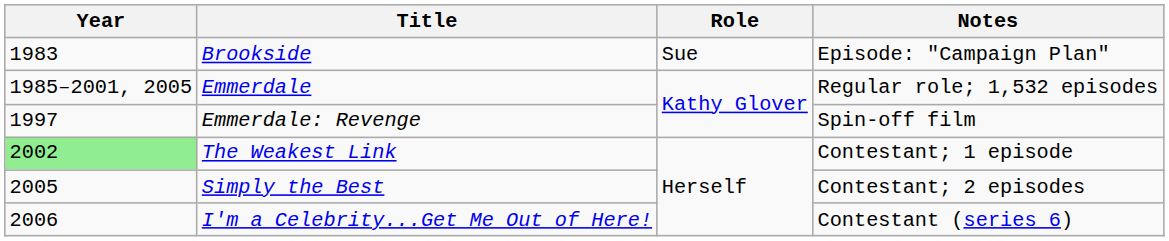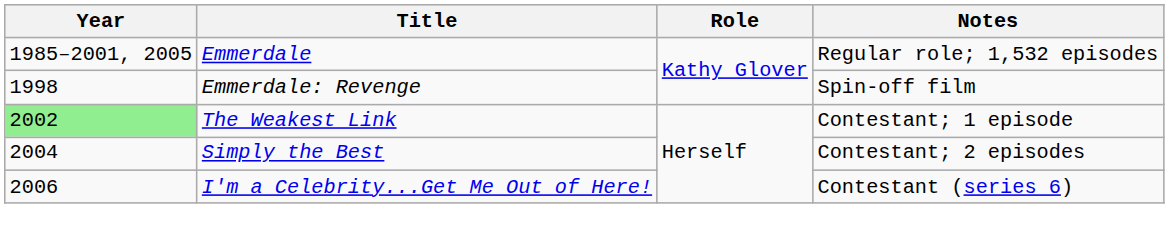- row: (257, 54)
(34, 120) 1997 -> (34, 87) 1998
(34, 187) 2005 -> (34, 154) 2004
